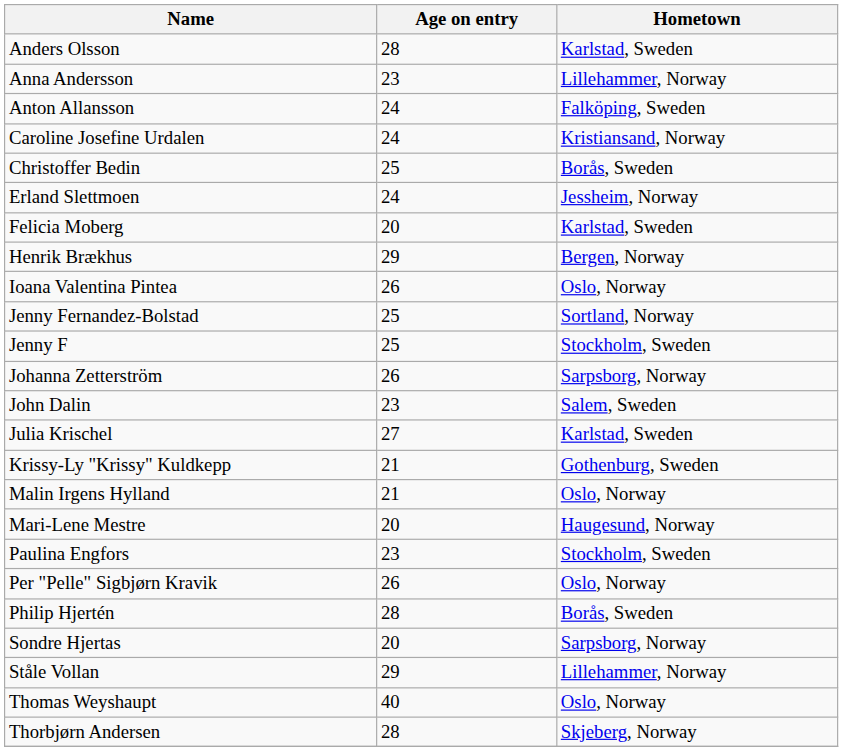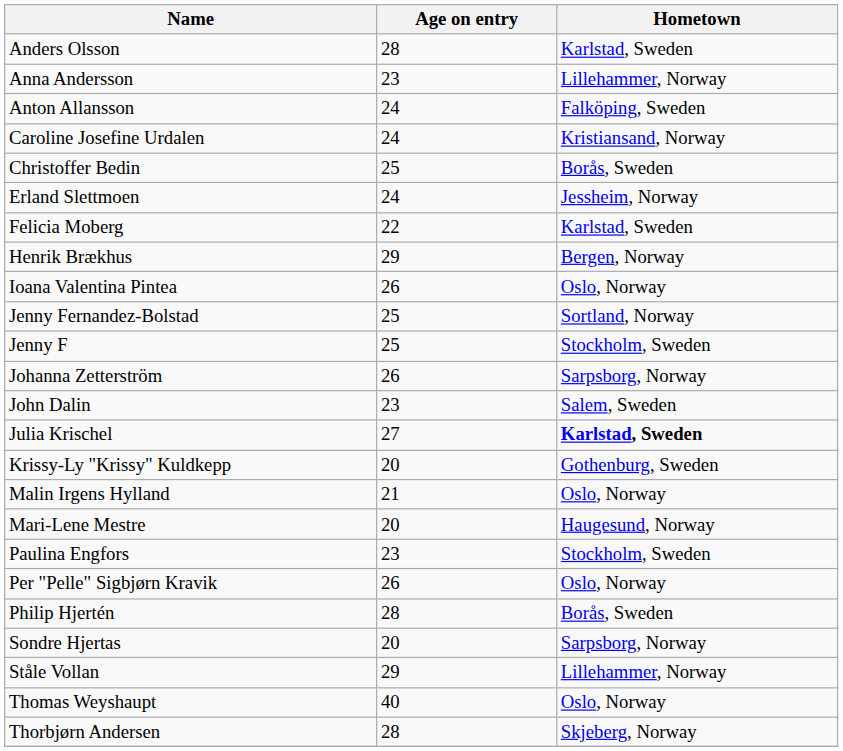(390, 227) 20 -> (390, 227) 22
(627, 434) normal -> (632, 434) bold
(390, 464) 21 -> (390, 464) 20
